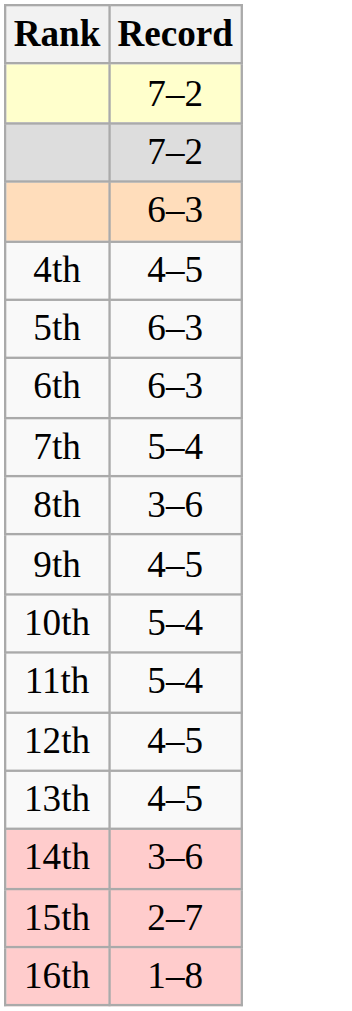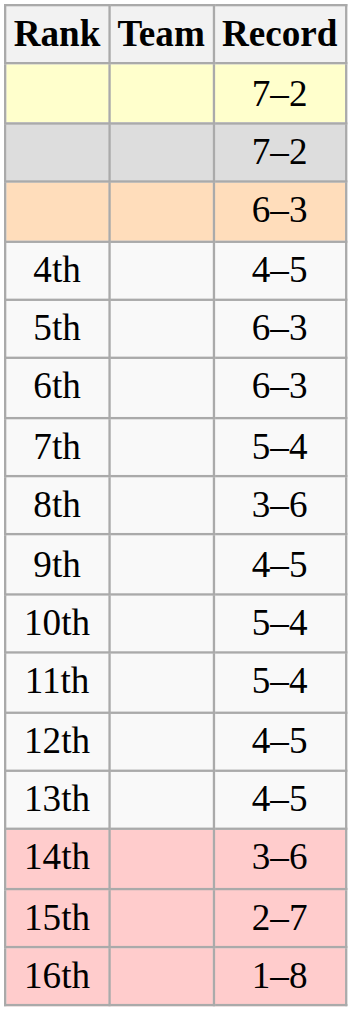+ column: (161, 33)
